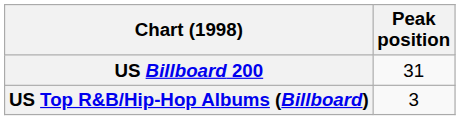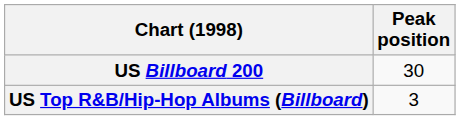(414, 70) 31 -> (414, 70) 30
